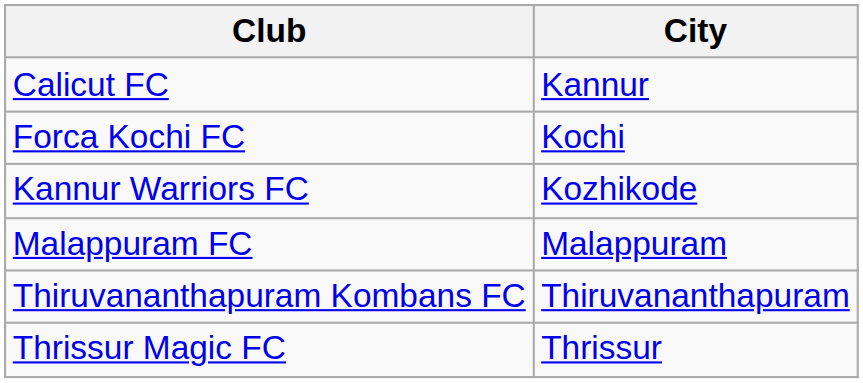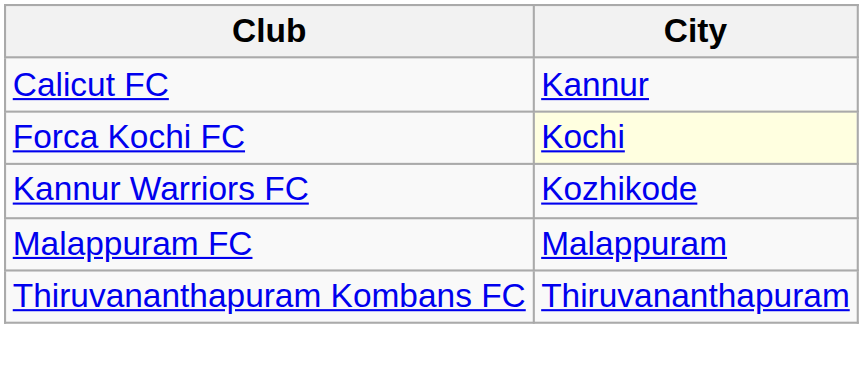(583, 137) no background -> (583, 137) lightyellow background
- row: (149, 349)
